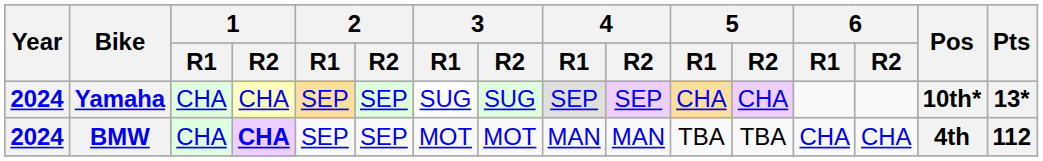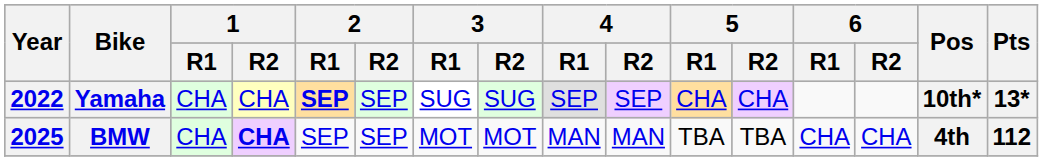(37, 100) 2024 -> (37, 100) 2022
(325, 100) normal -> (325, 100) bold
(37, 137) 2024 -> (37, 137) 2025
